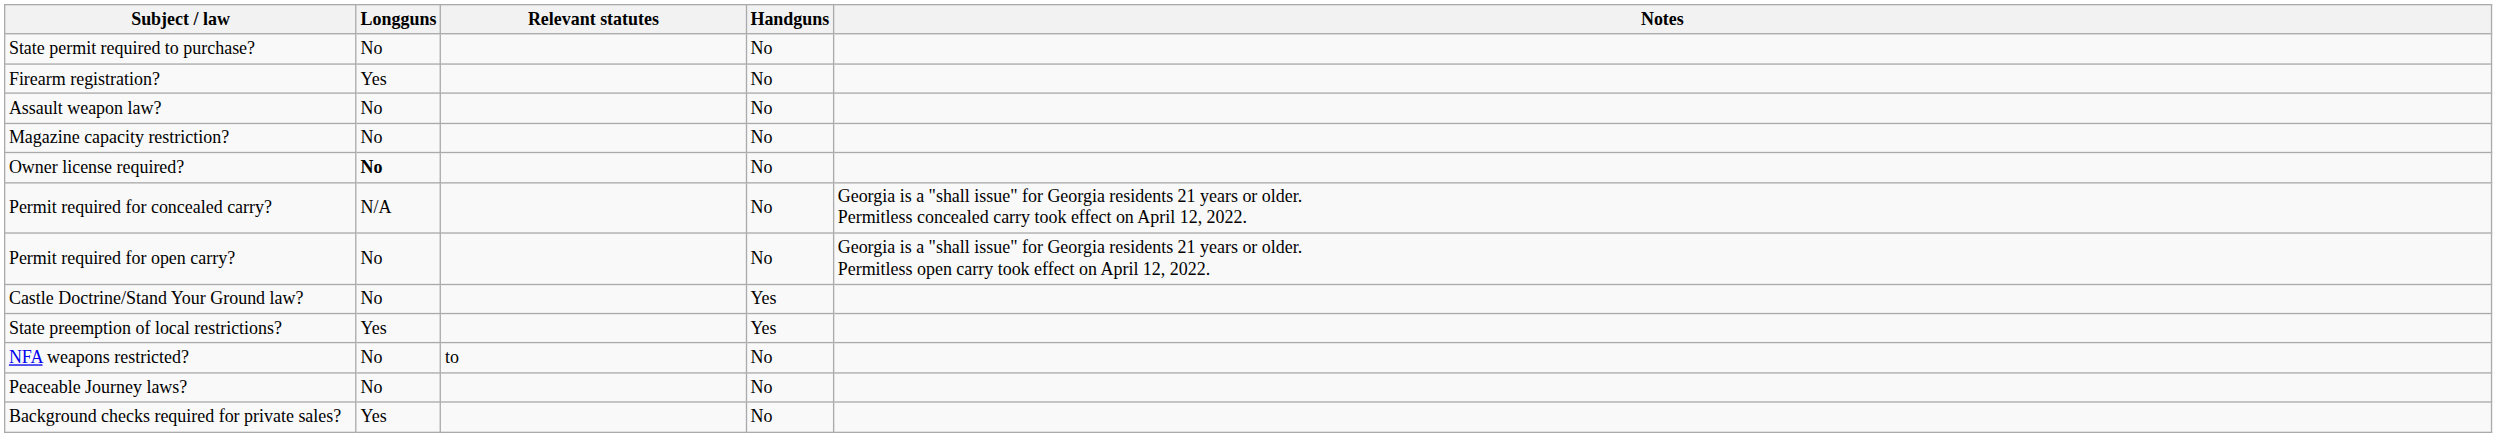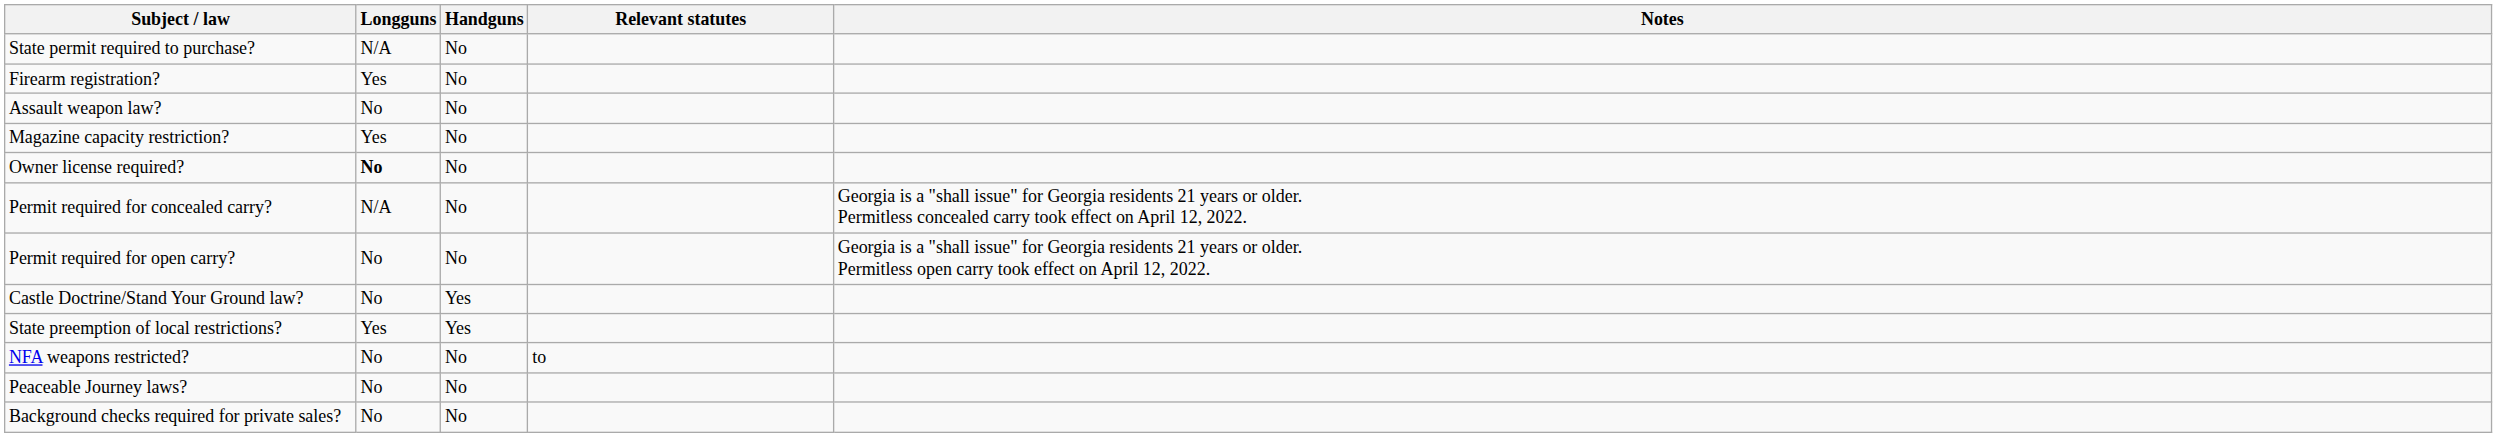columns swapped: (790, 18) <-> (593, 18)
(372, 48) No -> (376, 48) N/A
(372, 137) No -> (374, 137) Yes
(374, 416) Yes -> (372, 416) No
